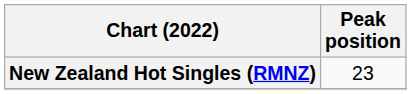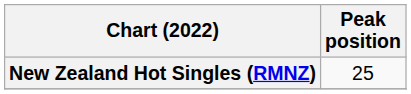(363, 72) 23 -> (363, 72) 25
